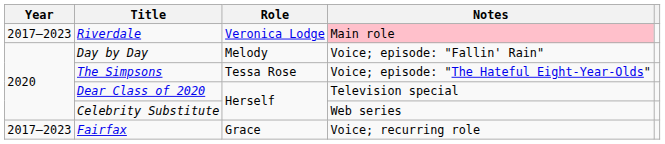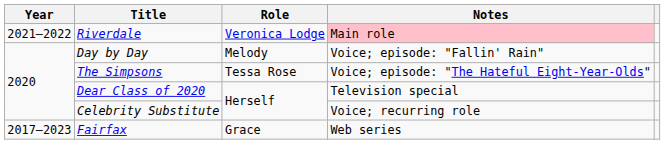(39, 33) 2017–2023 -> (39, 33) 2021–2022
(366, 110) Web series -> (405, 110) Voice; recurring role
(405, 130) Voice; recurring role -> (366, 130) Web series
